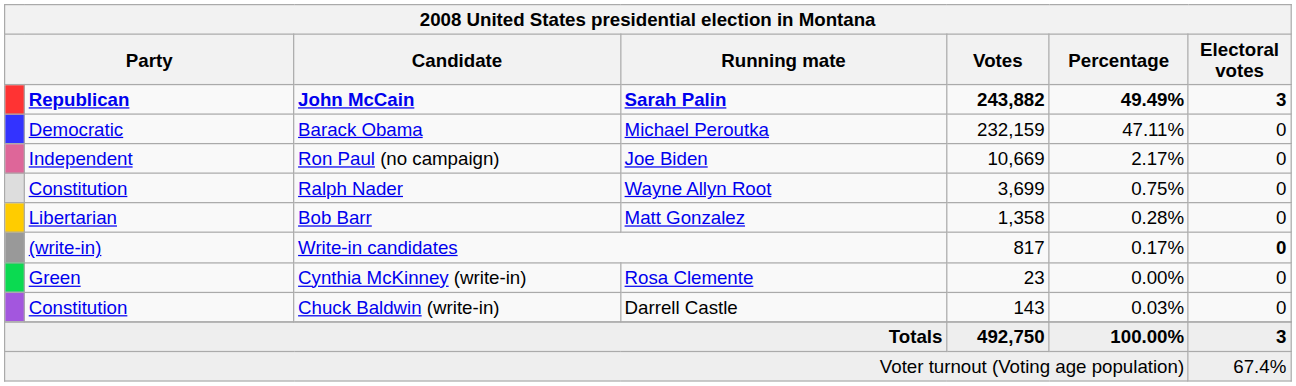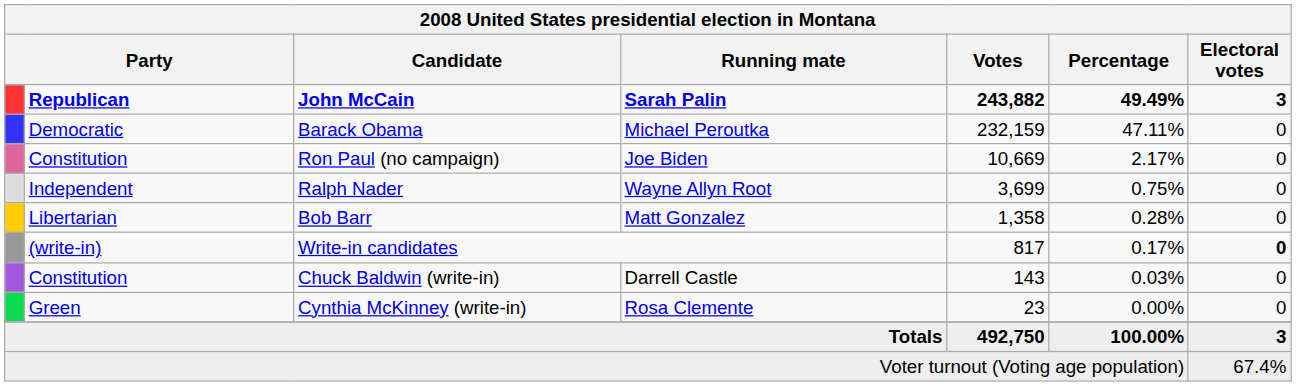(81, 159) Independent -> (78, 159) Constitution
(78, 188) Constitution -> (81, 188) Independent
rows swapped: (399, 307) <-> (412, 277)
